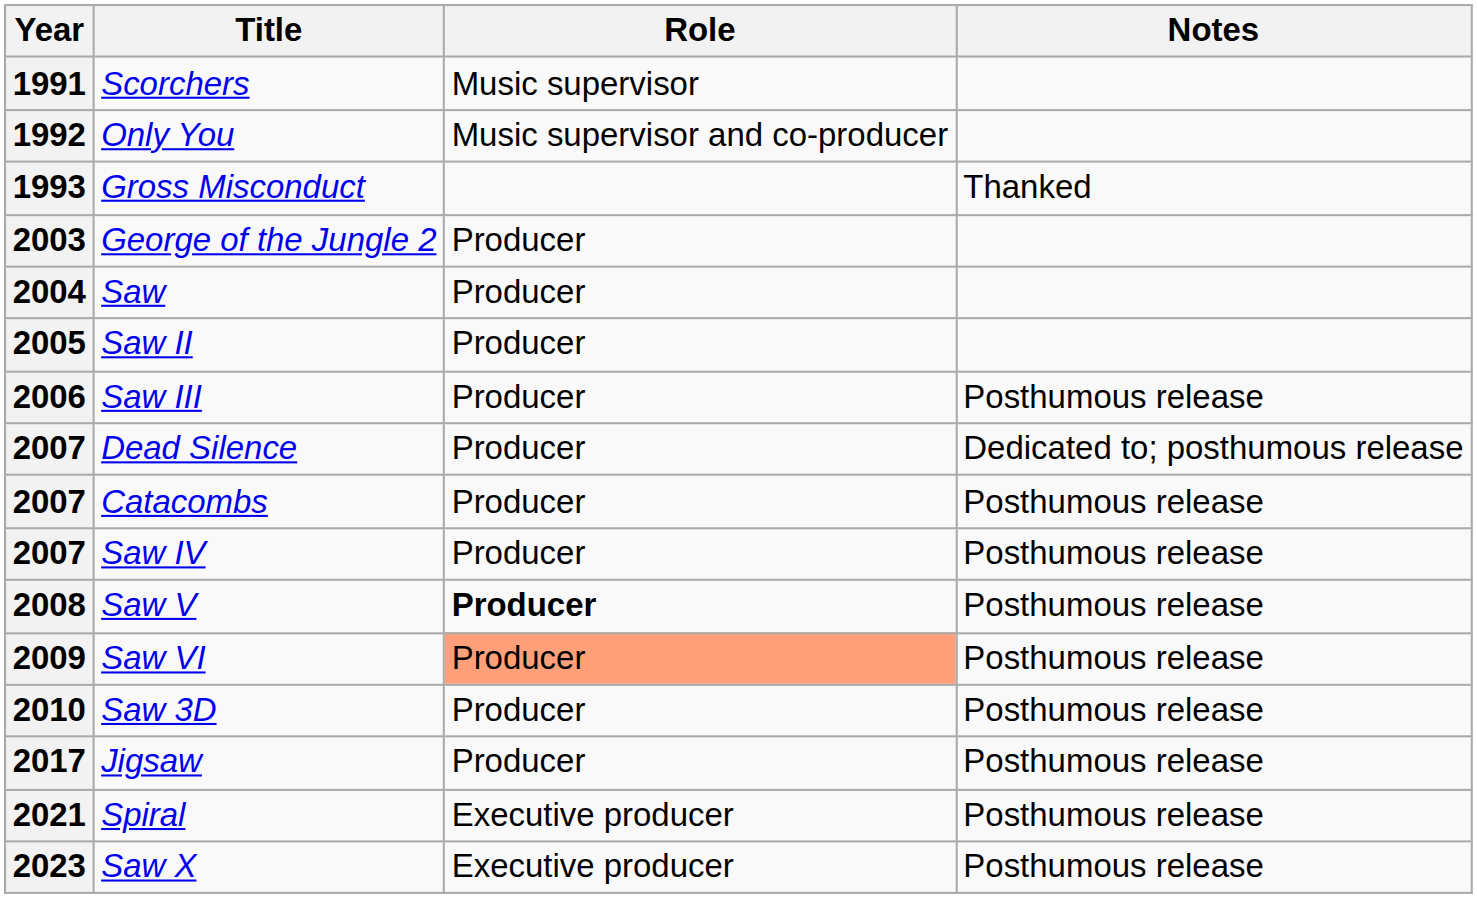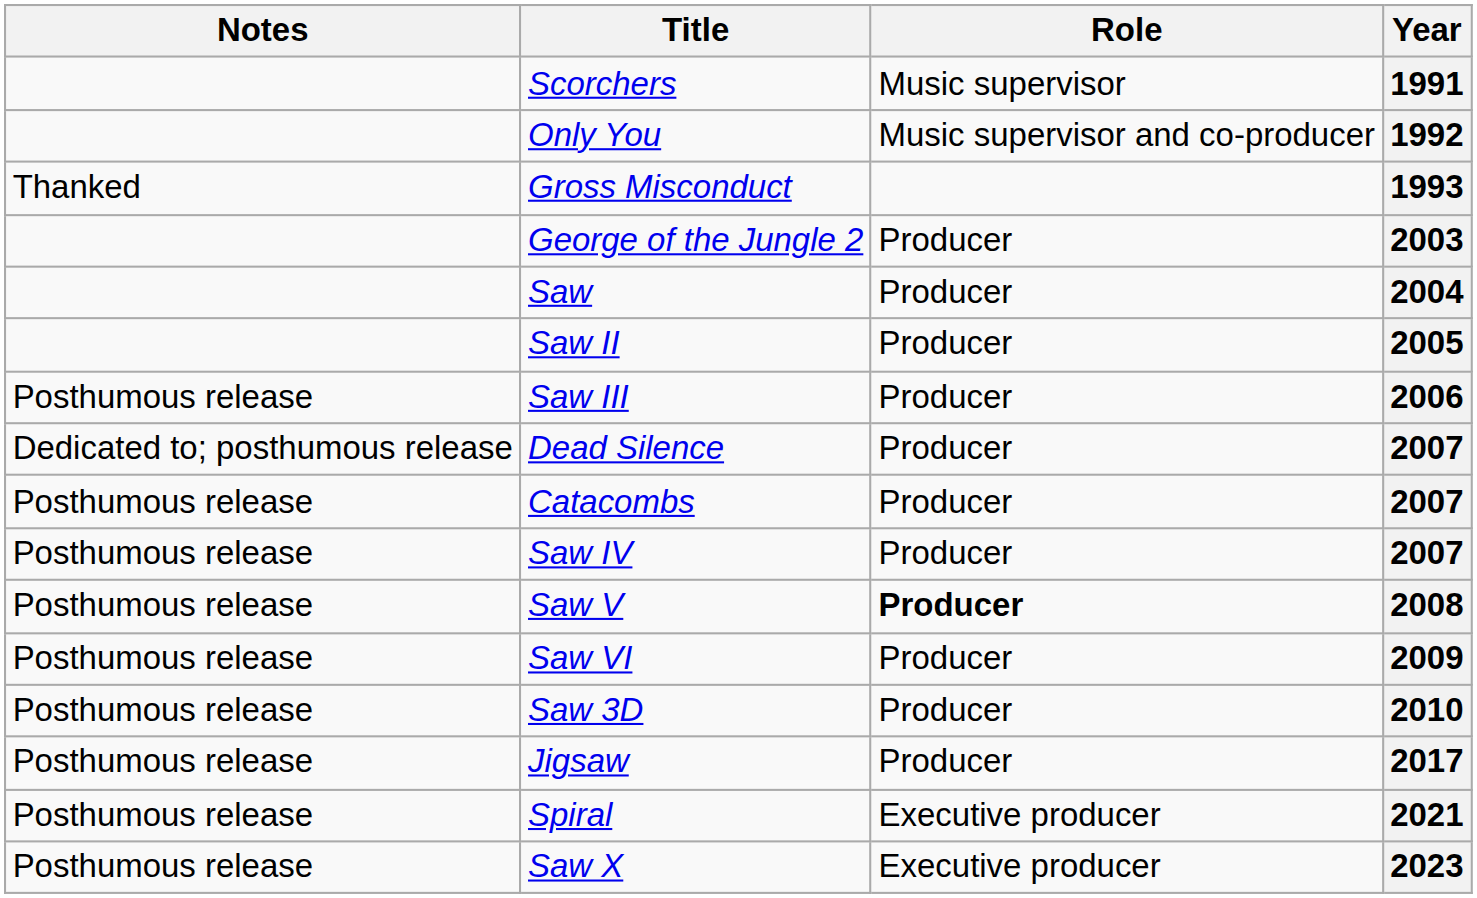columns swapped: (49, 30) <-> (1213, 30)
(519, 657) lightsalmon background -> (945, 657) no background
